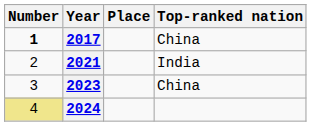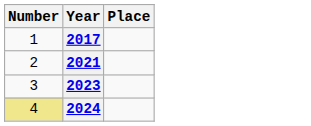- column: (230, 16)
(34, 40) bold -> (34, 40) normal
